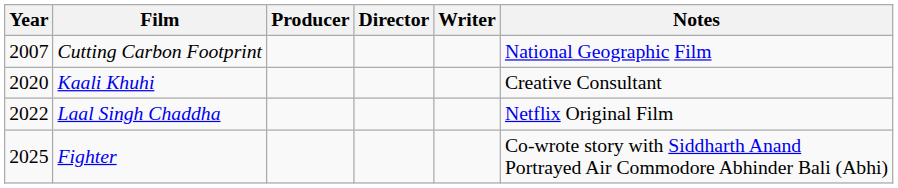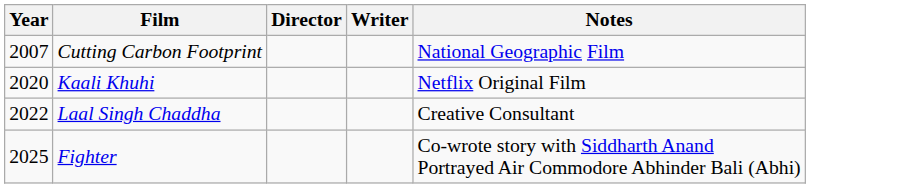- column: (310, 20)
(583, 82) Creative Consultant -> (502, 82) Netflix Original Film
(589, 113) Netflix Original Film -> (496, 113) Creative Consultant
